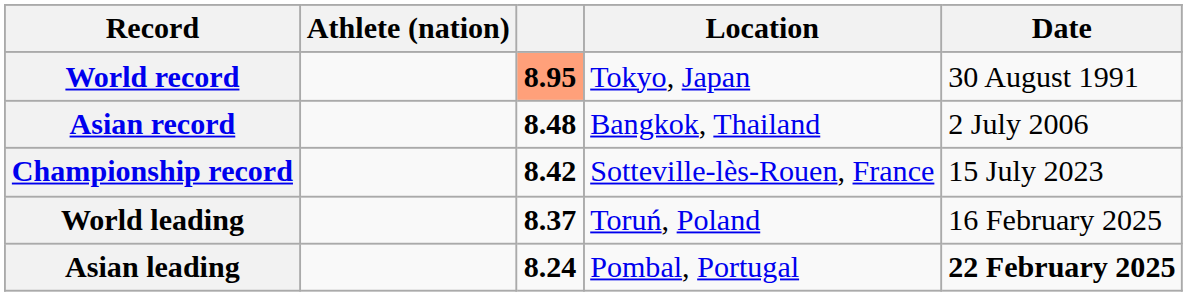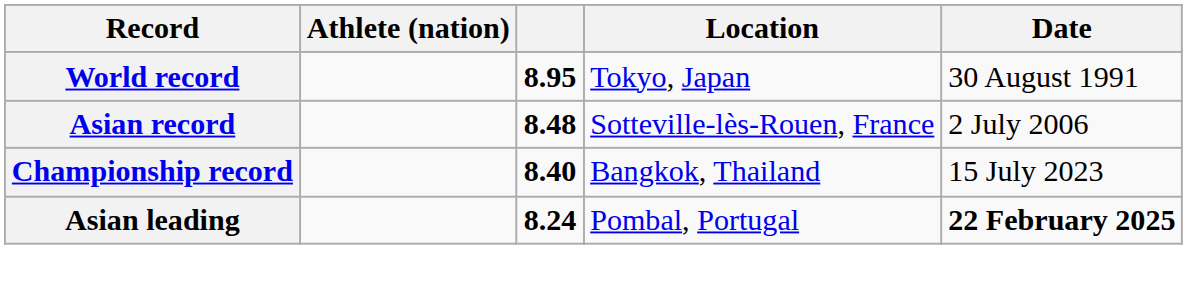(550, 76) lightsalmon background -> (550, 76) no background
(705, 123) Bangkok, Thailand -> (762, 123) Sotteville-lès-Rouen, France
(550, 171) 8.42 -> (550, 171) 8.40
(762, 171) Sotteville-lès-Rouen, France -> (705, 171) Bangkok, Thailand
- row: (152, 219)
